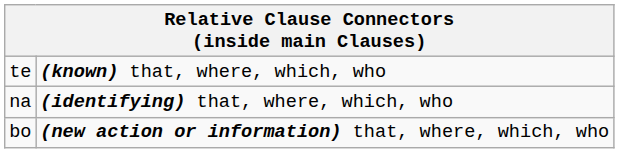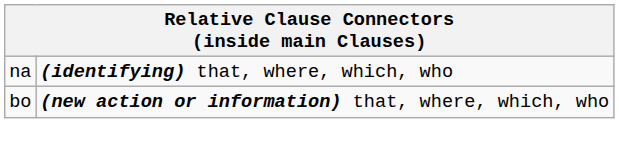- row: (20, 72)
